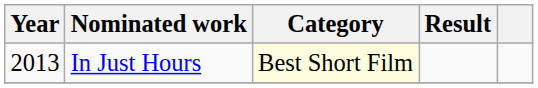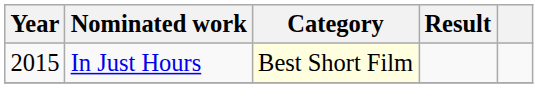(35, 62) 2013 -> (35, 62) 2015
